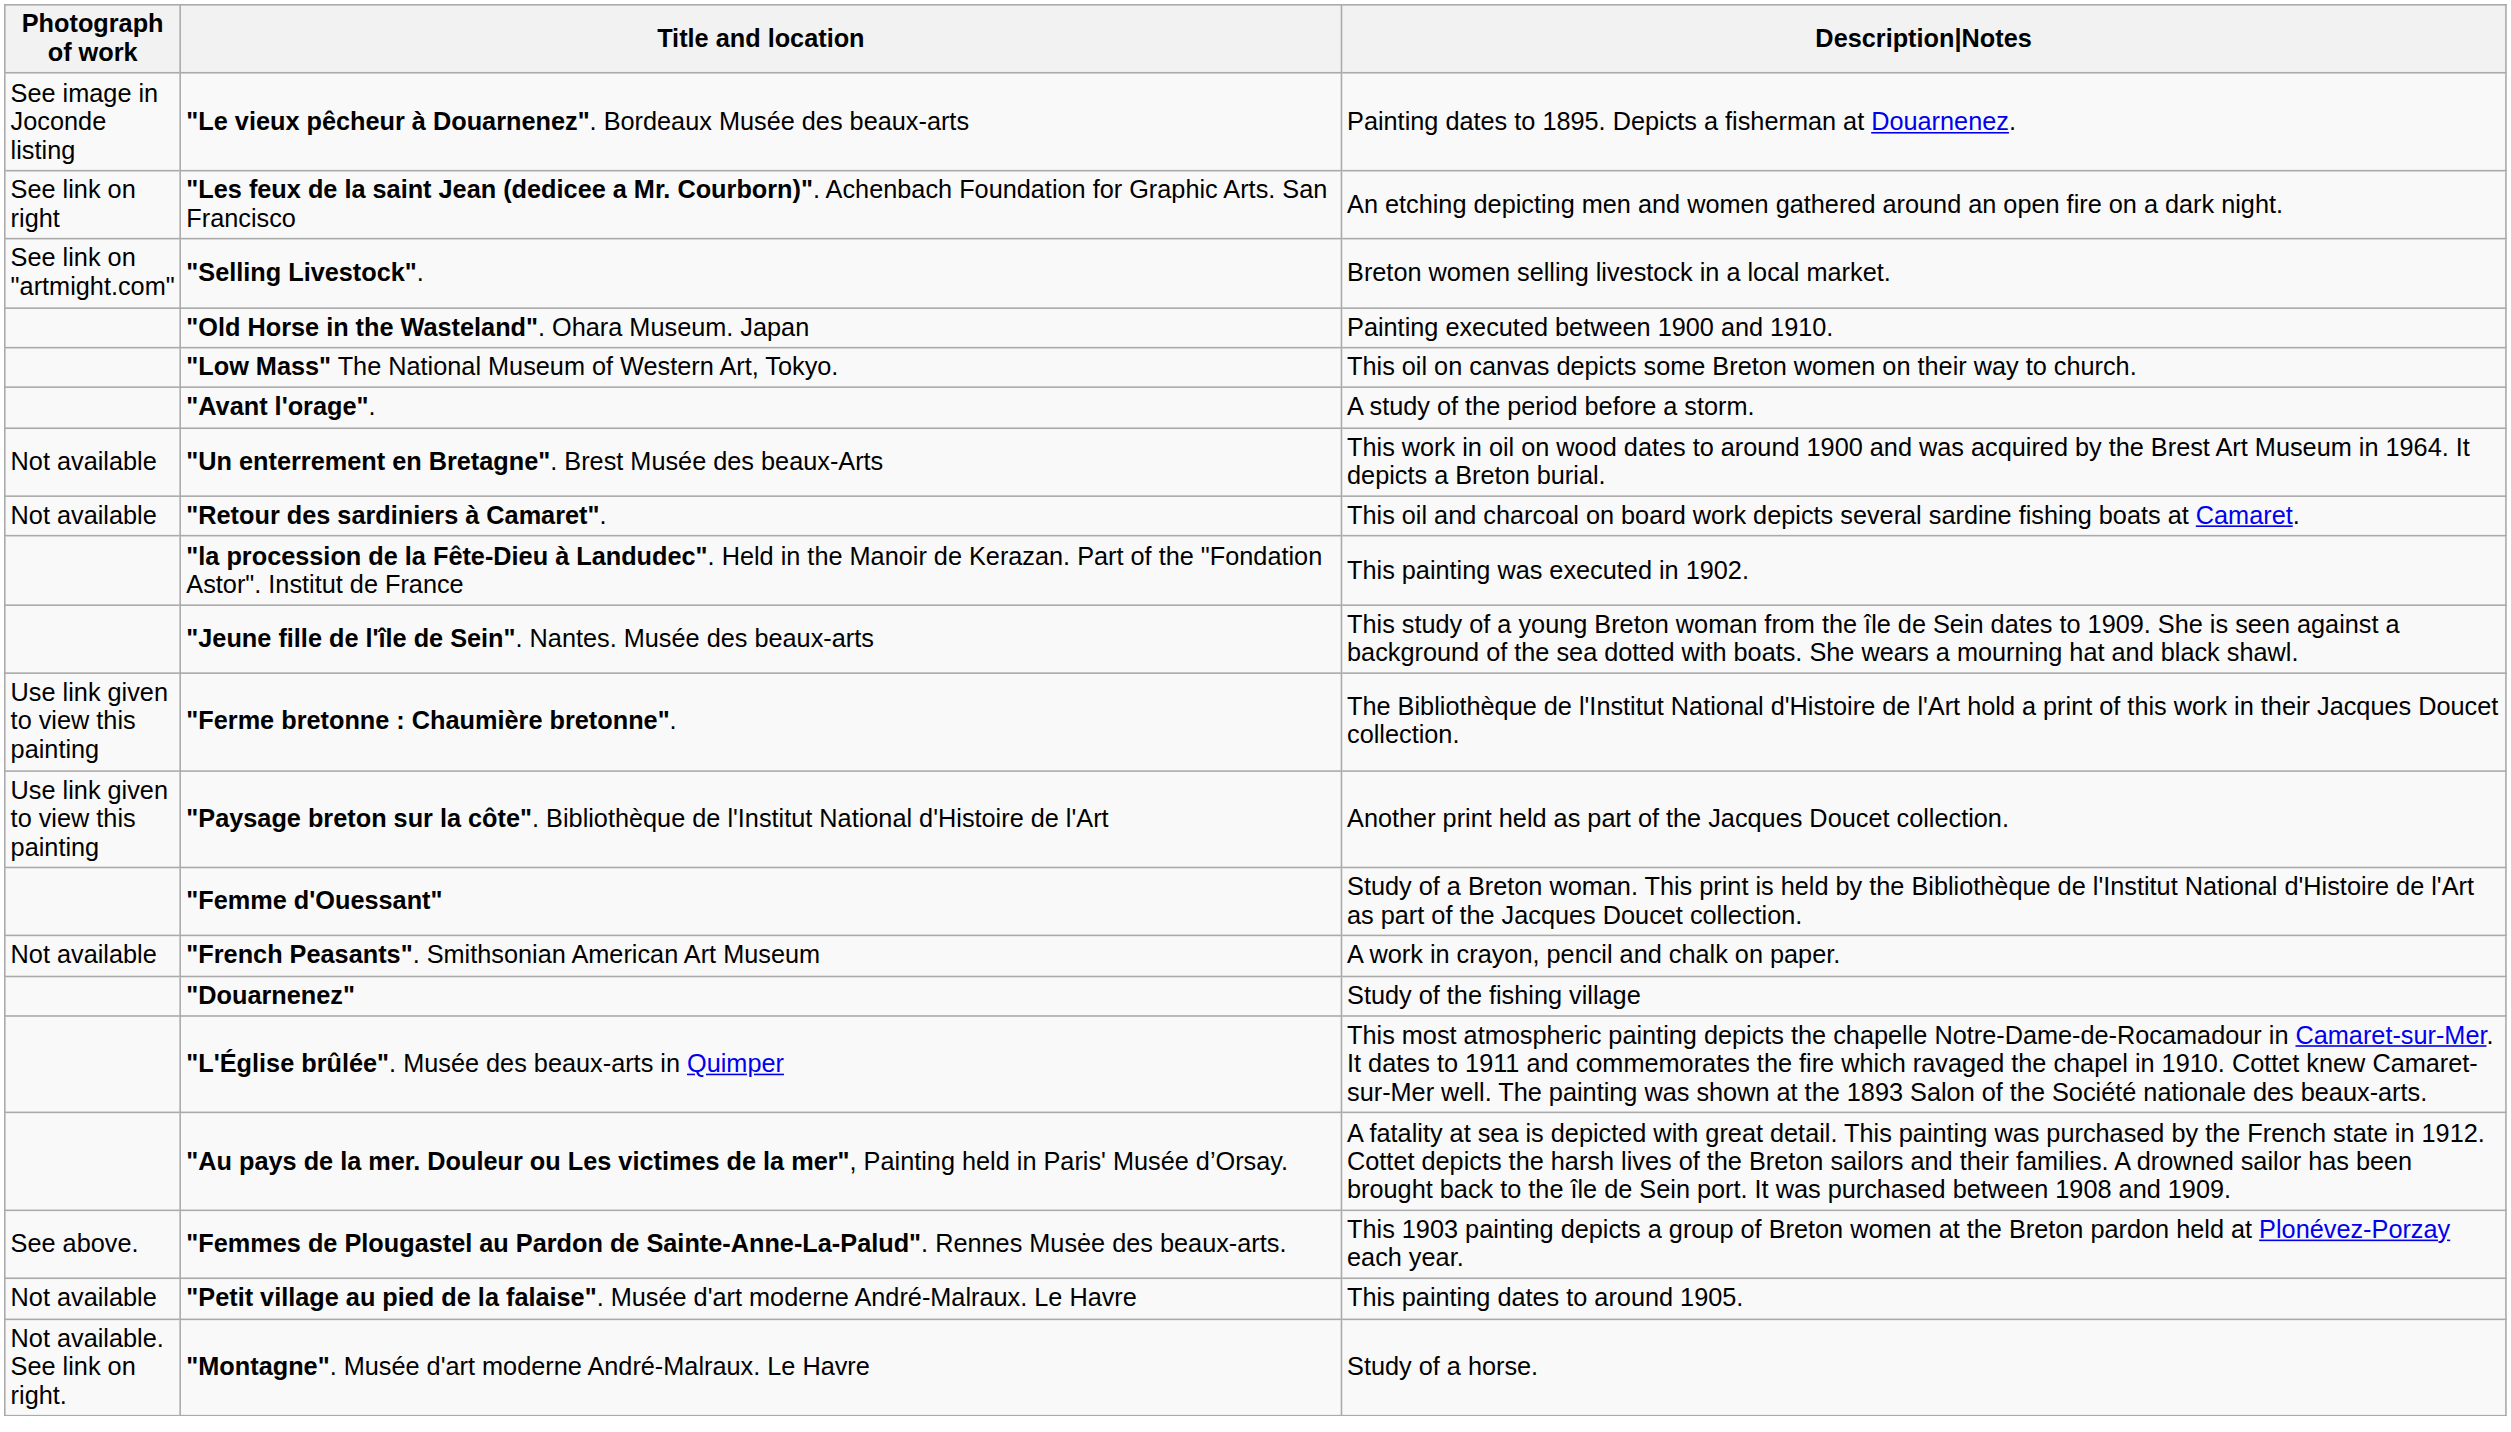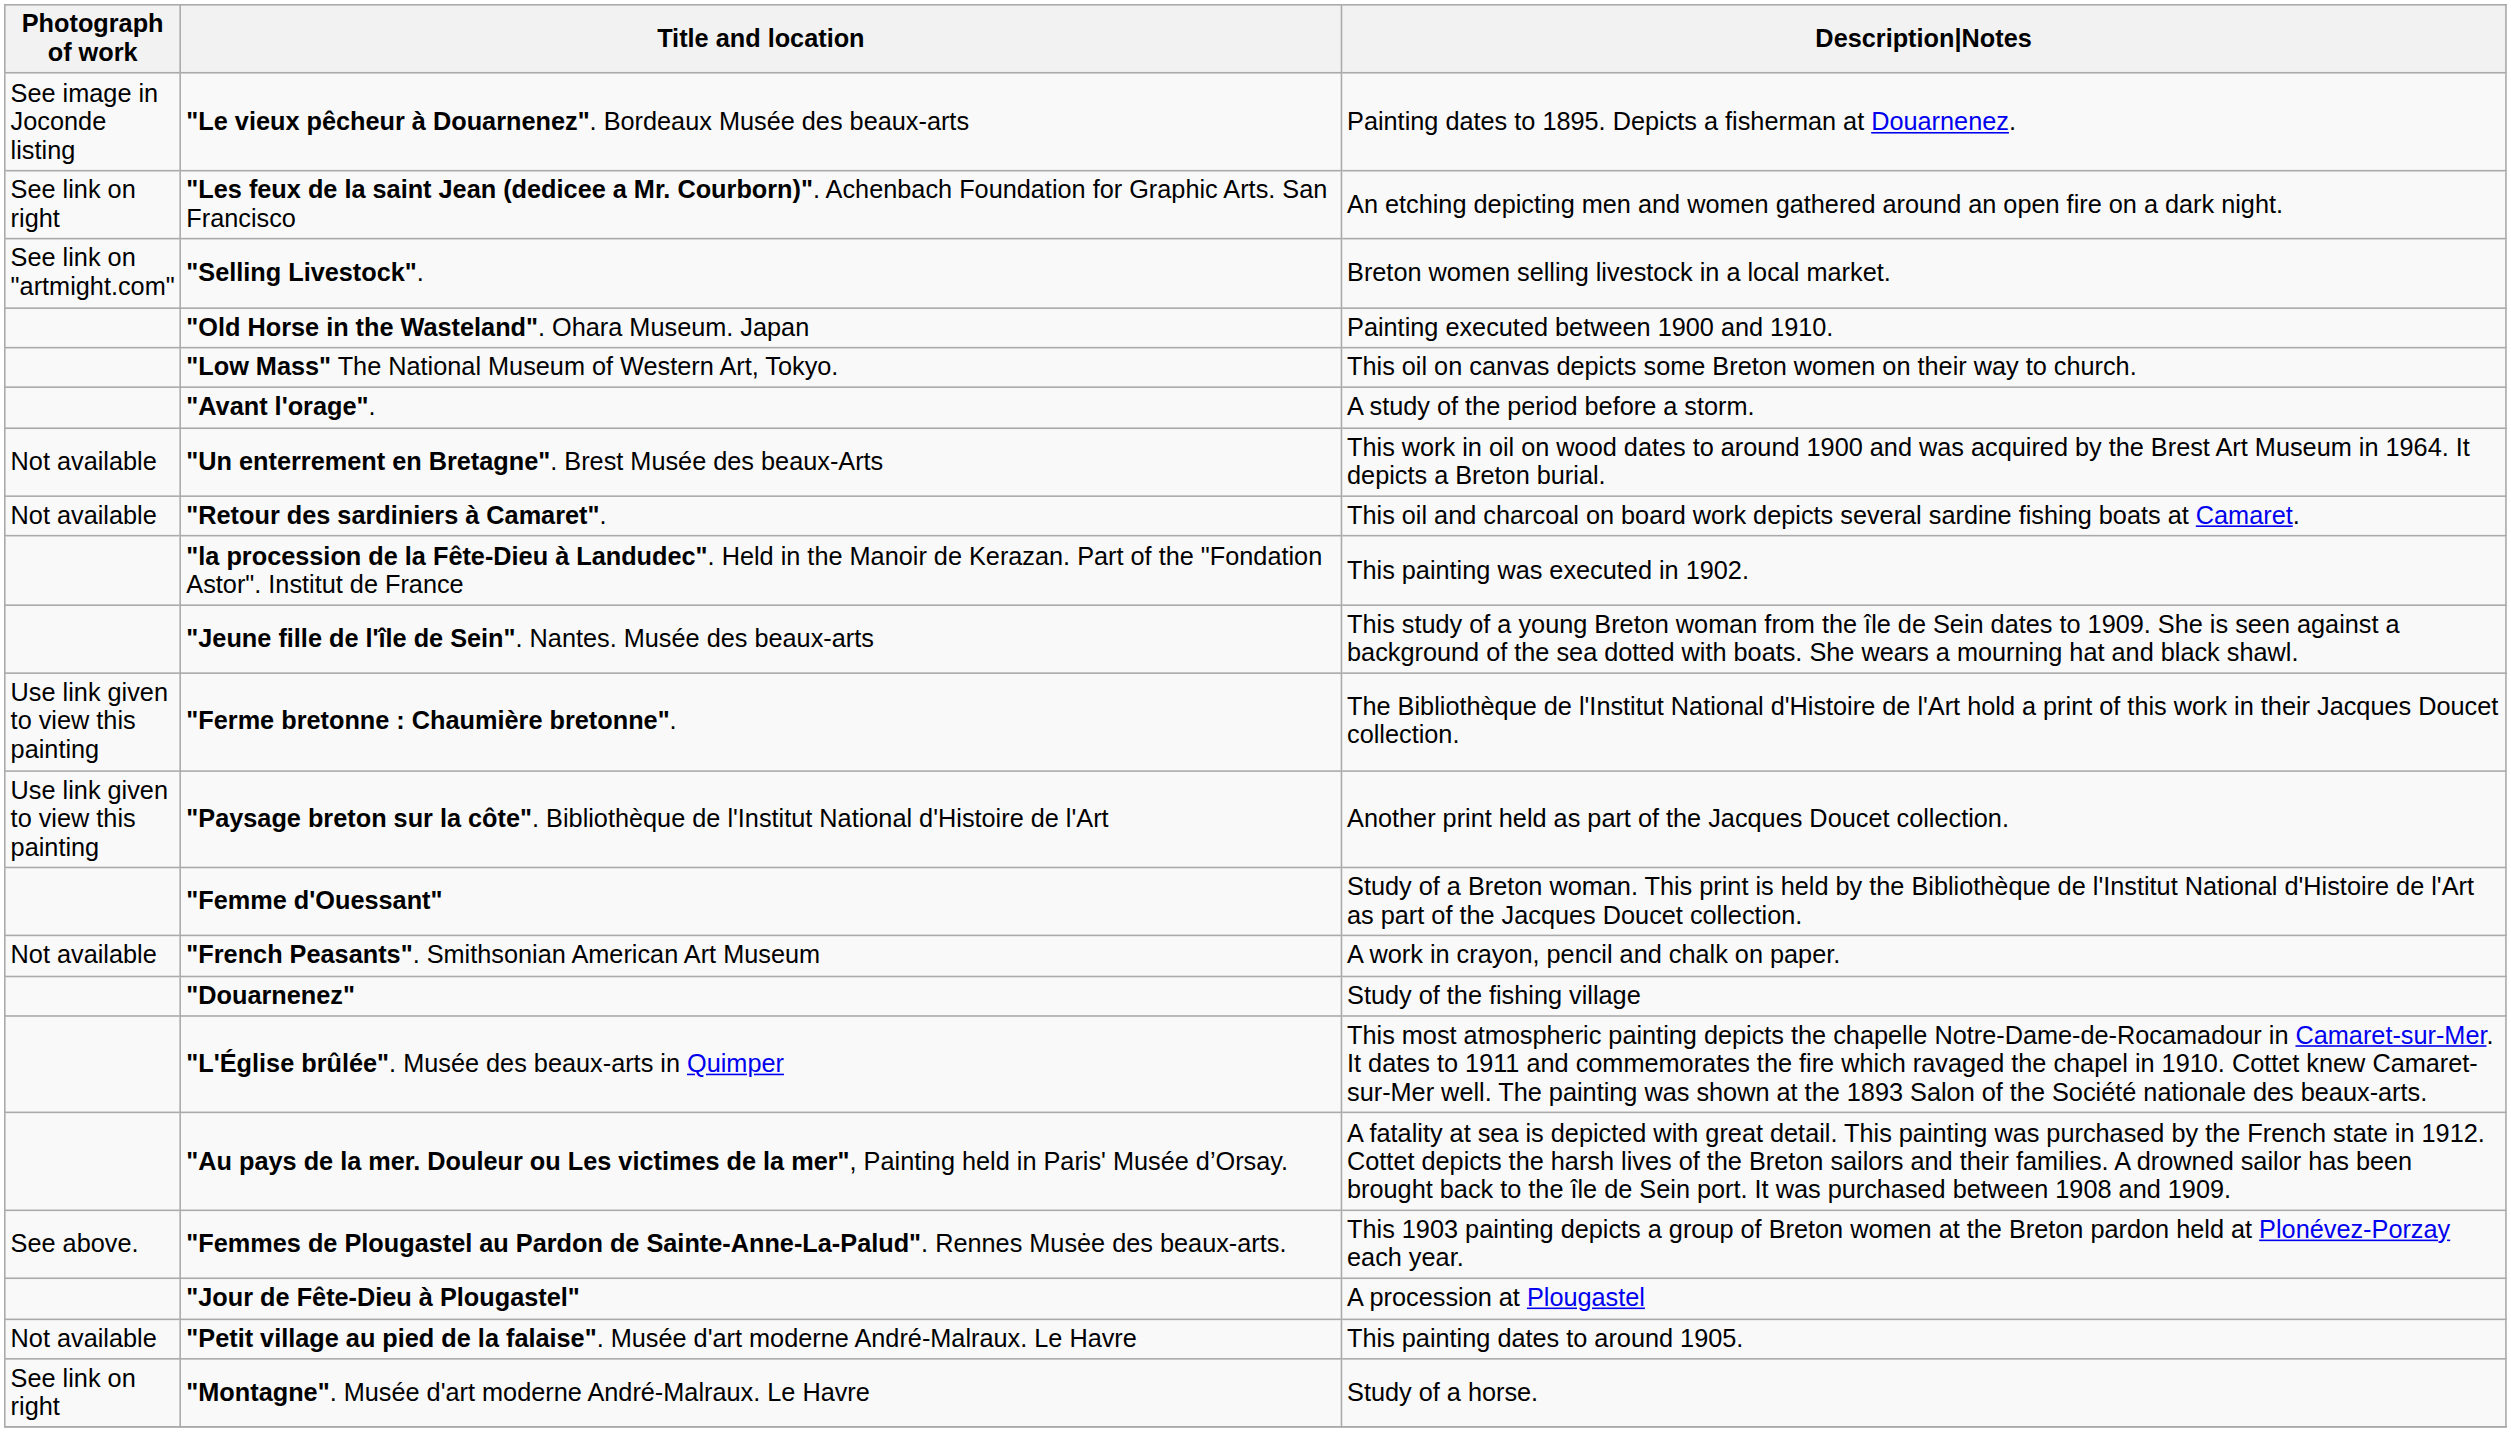+ row: (383, 1298)
(87, 1366) Not available. See link on right. -> (73, 1392) See link on right
